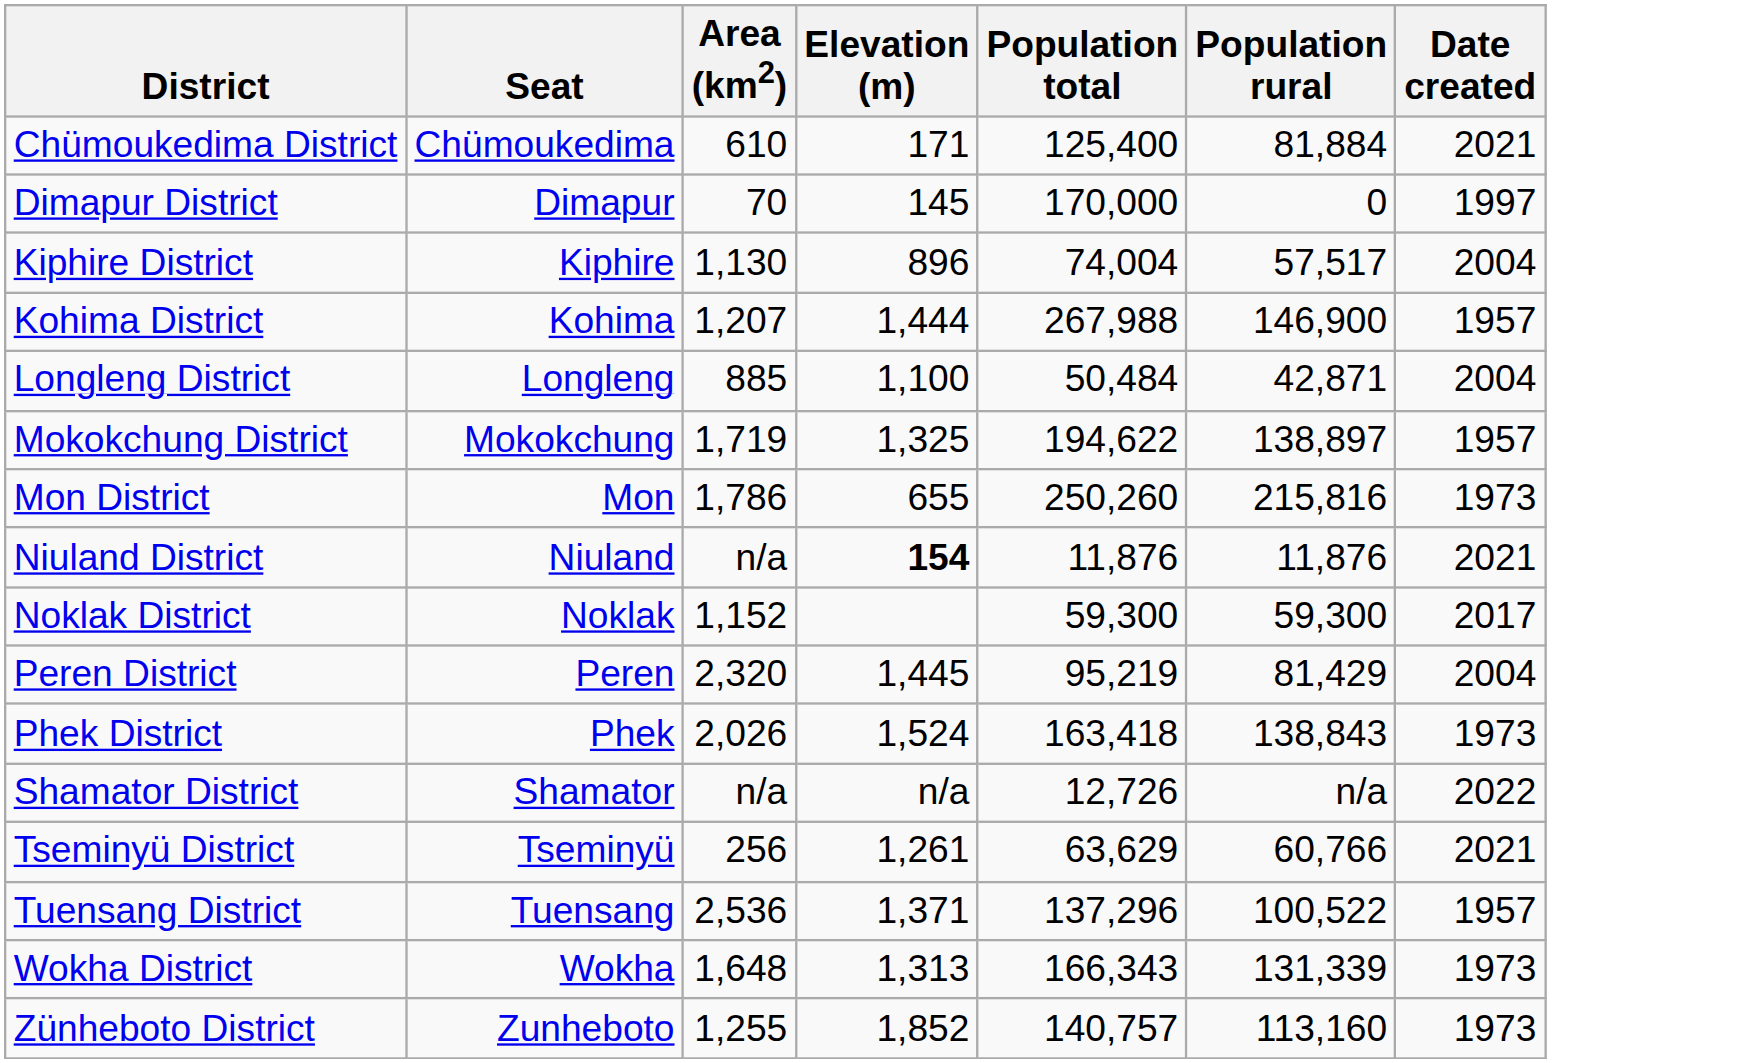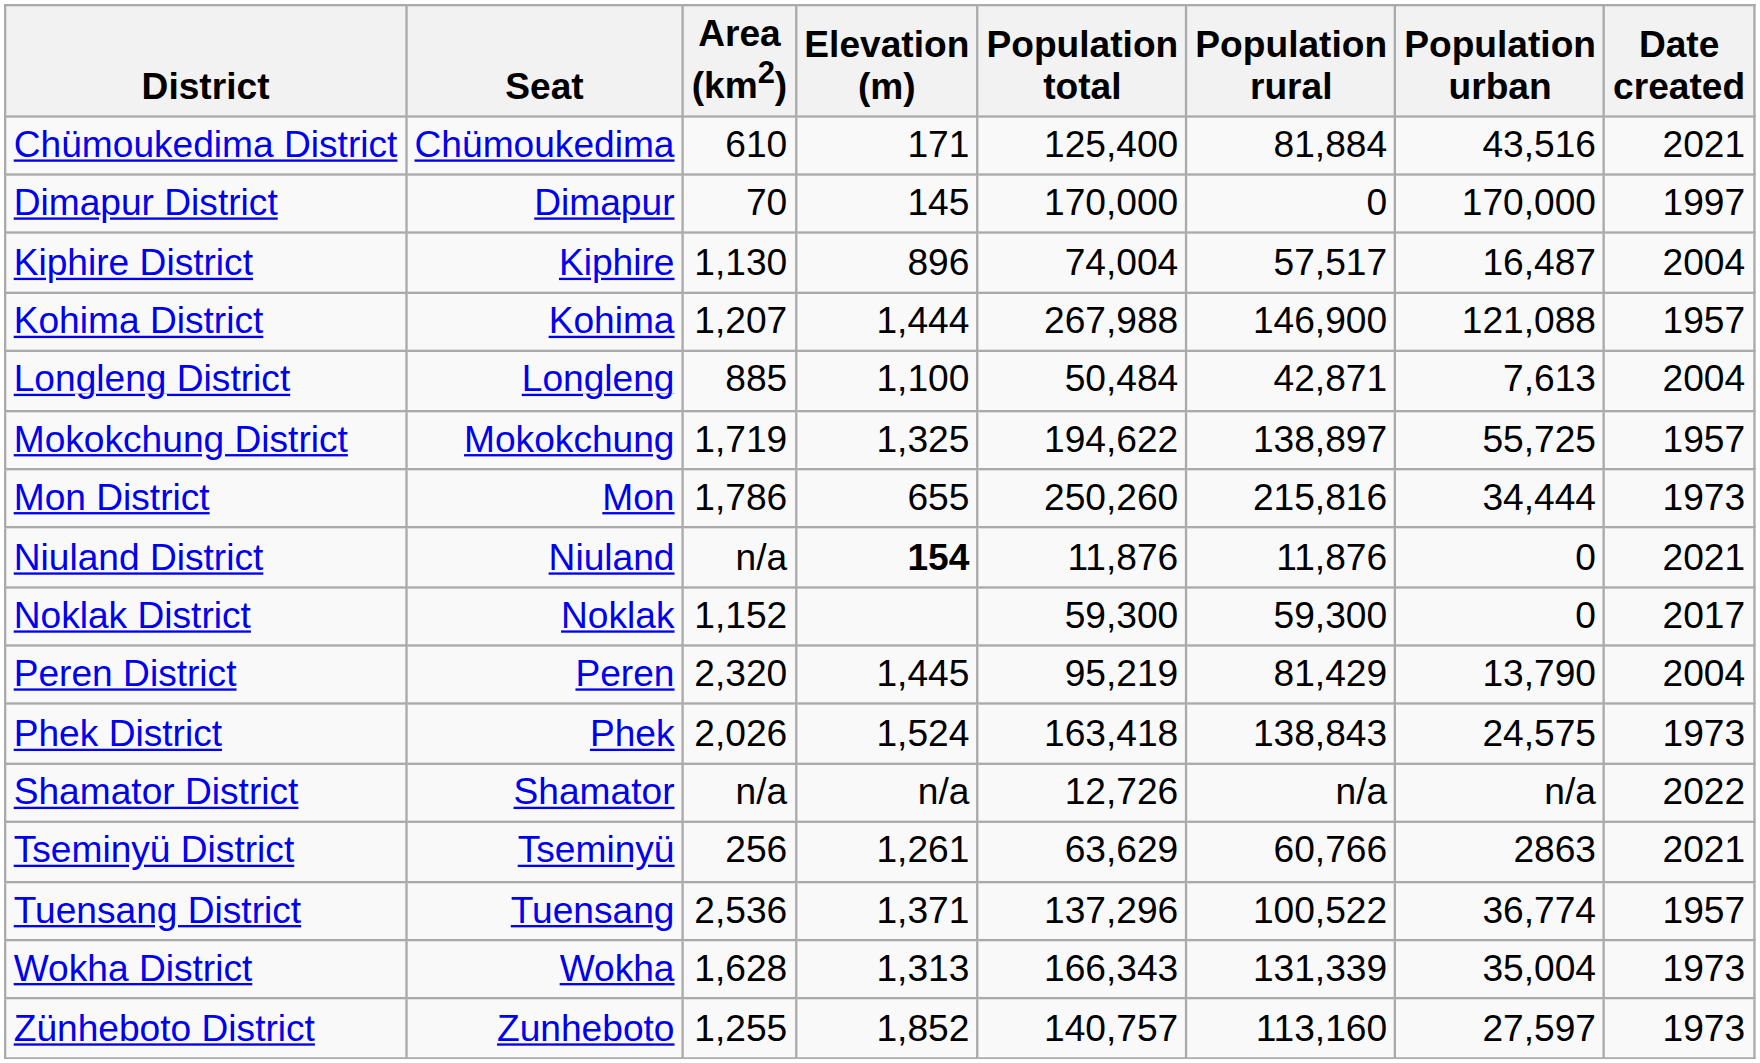+ column: (1500, 64)
(741, 968) 1,648 -> (741, 968) 1,628
